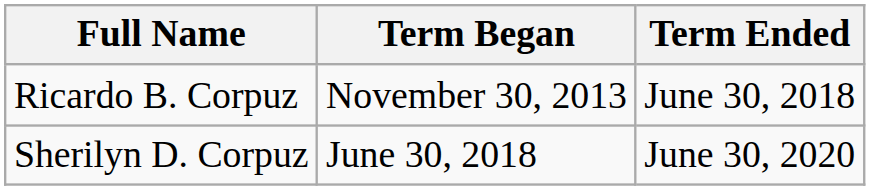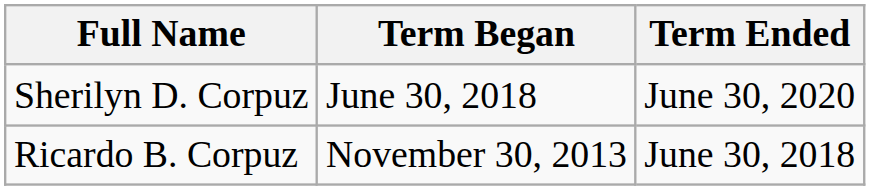rows swapped: (161, 154) <-> (156, 94)
